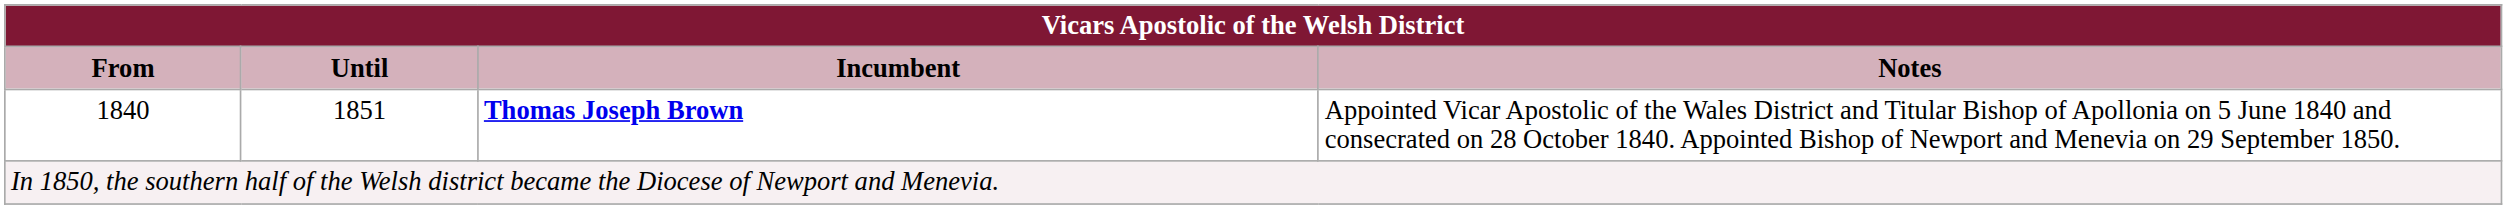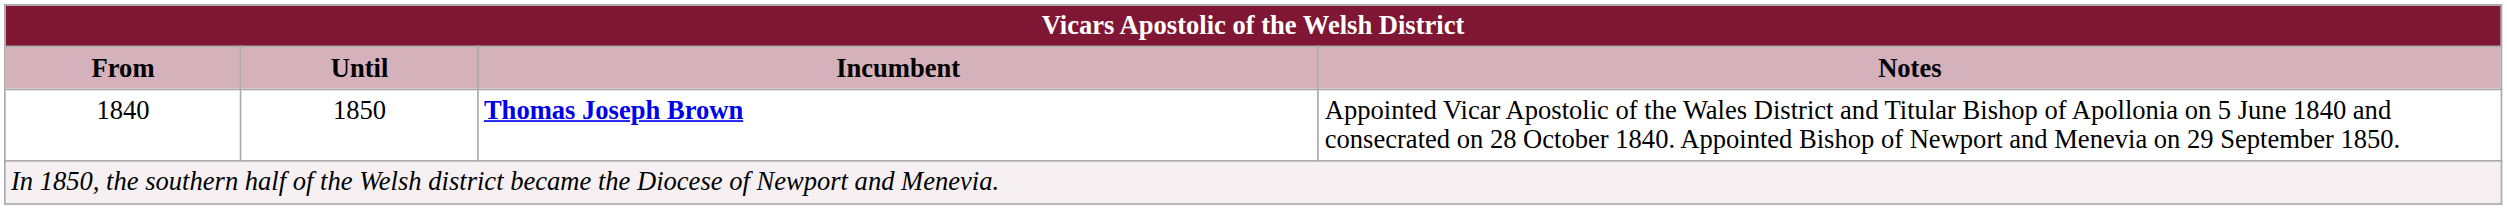(360, 109) 1851 -> (360, 109) 1850
